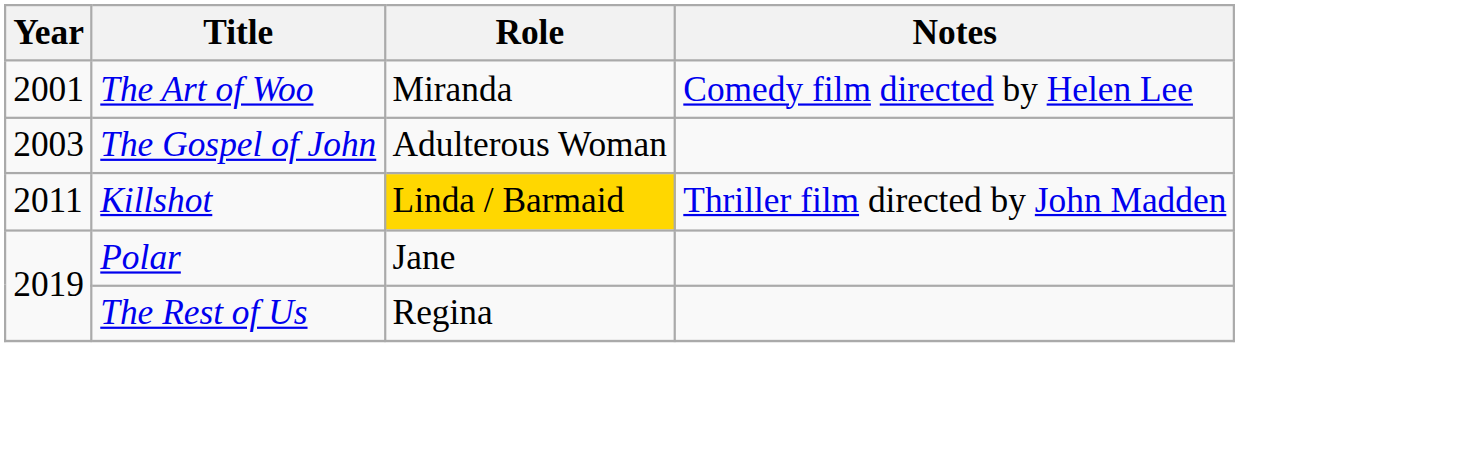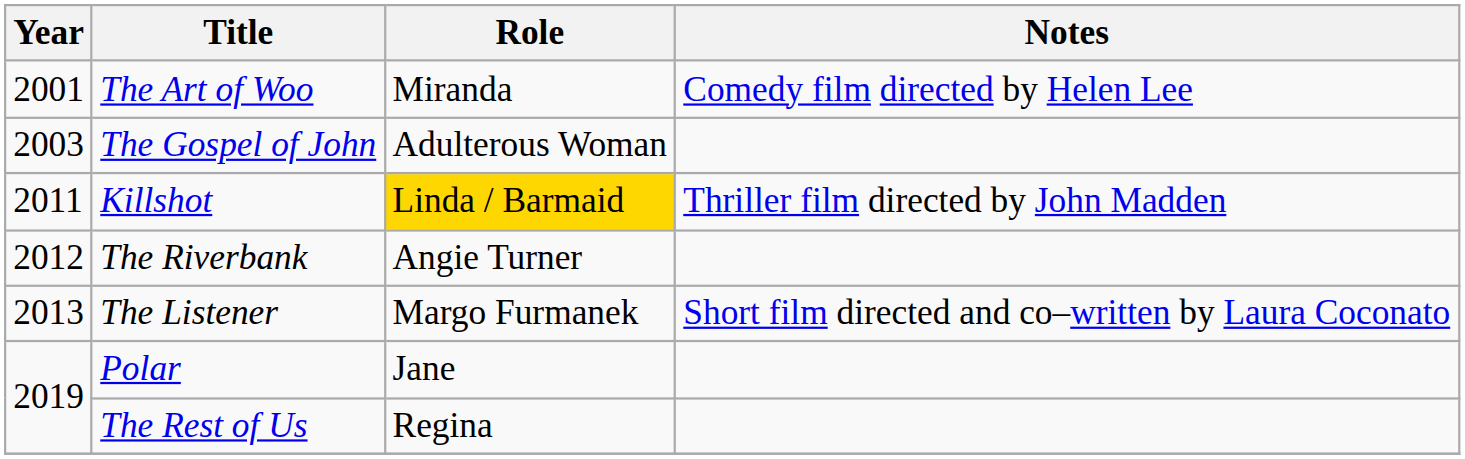+ row: (204, 256)
+ row: (189, 312)
